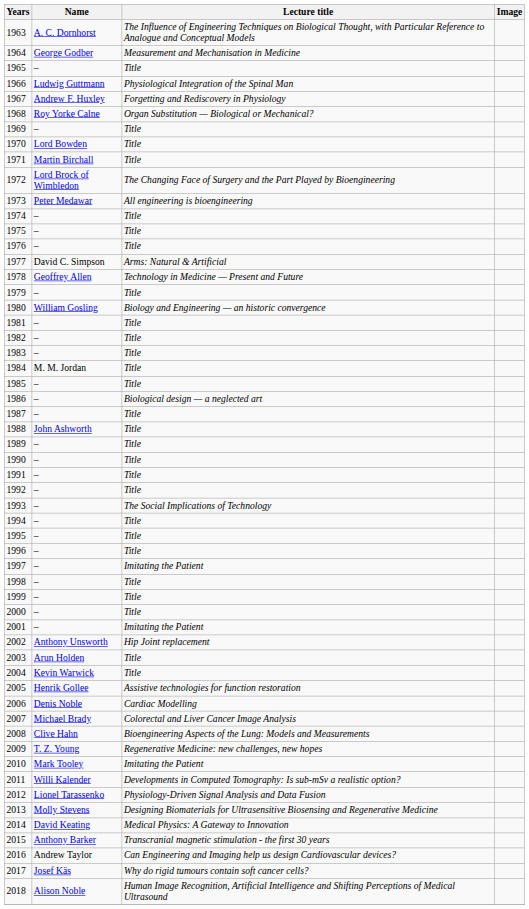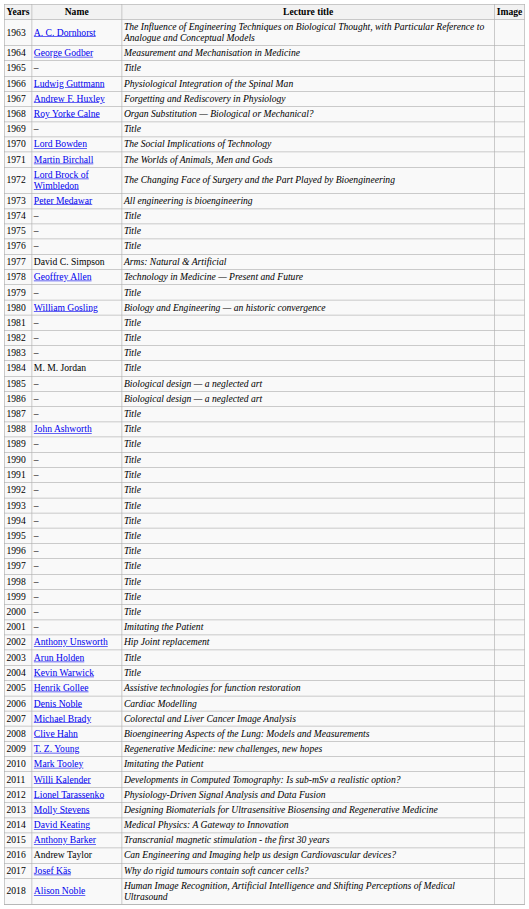(132, 144) Title -> (198, 144) The Social Implications of Technology
(132, 159) Title -> (198, 159) The Worlds of Animals, Men and Gods
(132, 383) Title -> (193, 383) Biological design — a neglected art
(198, 505) The Social Implications of Technology -> (132, 505) Title
(164, 566) Imitating the Patient -> (132, 566) Title
